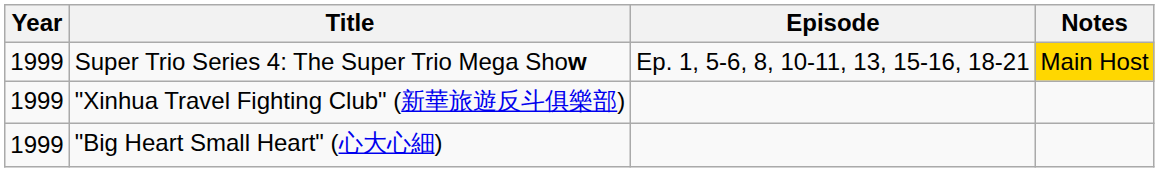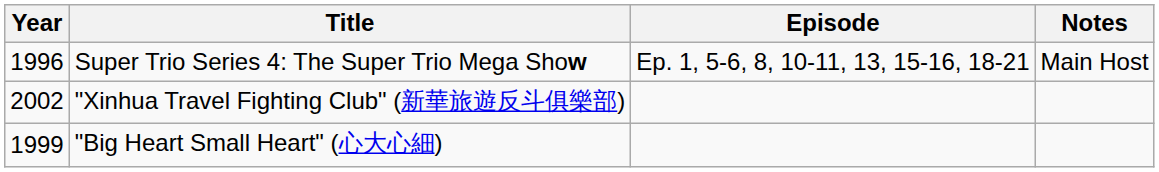(37, 61) 1999 -> (37, 61) 1996
(1095, 61) gold background -> (1095, 61) no background
(37, 101) 1999 -> (37, 101) 2002
